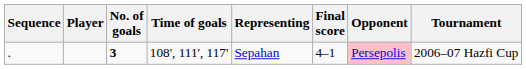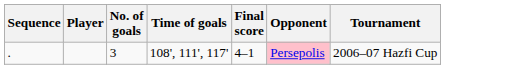- column: (272, 23)
(113, 53) bold -> (113, 53) normal
